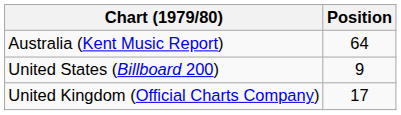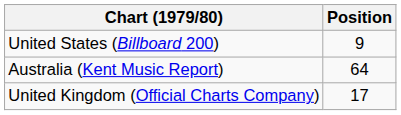rows swapped: (114, 69) <-> (116, 43)
